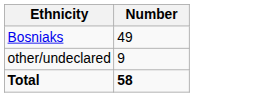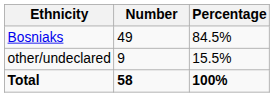+ column: (229, 15)
